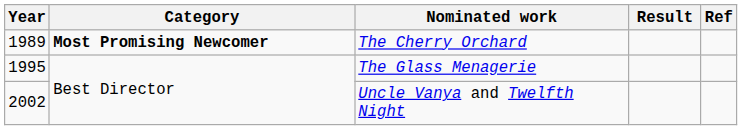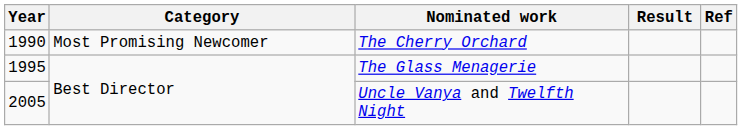(27, 43) 1989 -> (27, 43) 1990
(161, 43) bold -> (161, 43) normal
(27, 103) 2002 -> (27, 103) 2005
